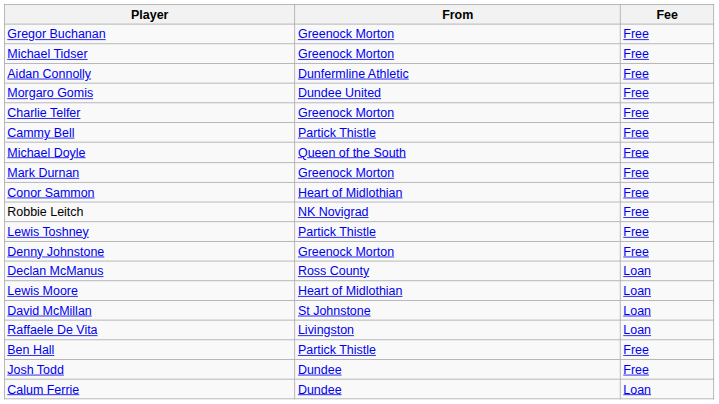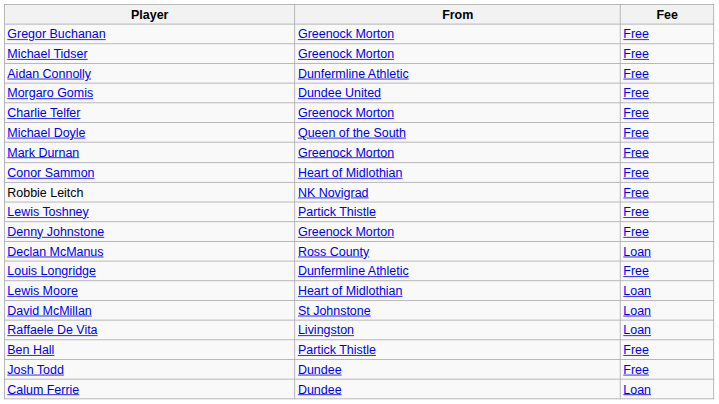- row: (41, 133)
+ row: (52, 271)
